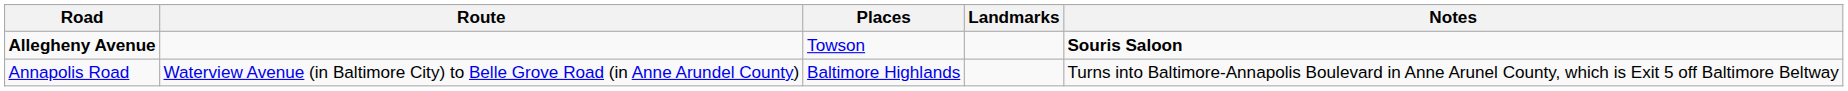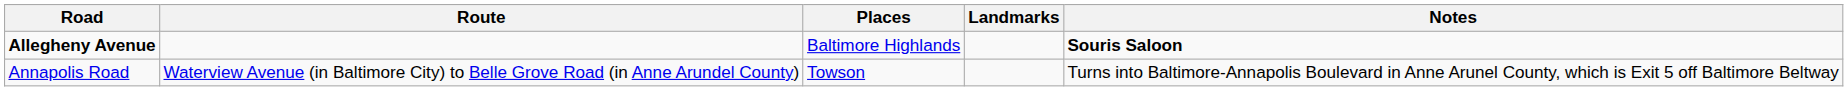(836, 45) Towson -> (884, 45) Baltimore Highlands
(884, 72) Baltimore Highlands -> (836, 72) Towson
